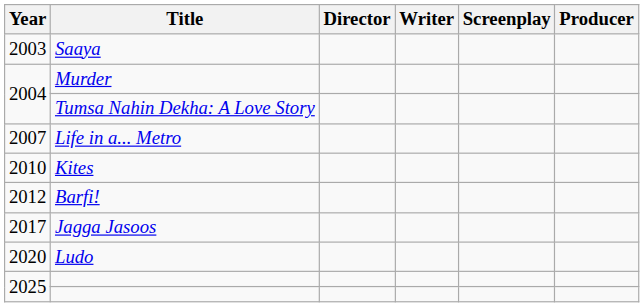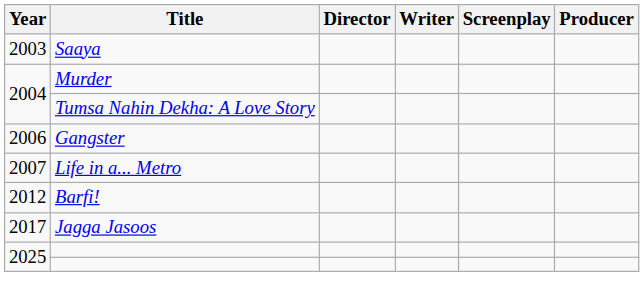+ row: (28, 138)
- row: (28, 167)
- row: (28, 256)
